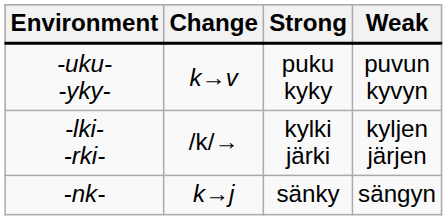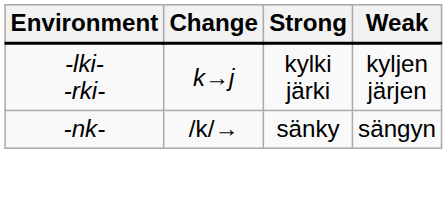- row: (84, 77)
(214, 142) /k/→ -> (214, 77) k→j
(214, 194) k→j -> (214, 128) /k/→
